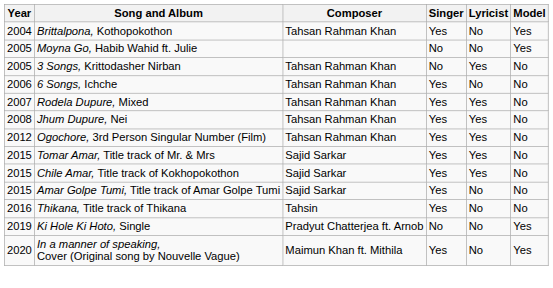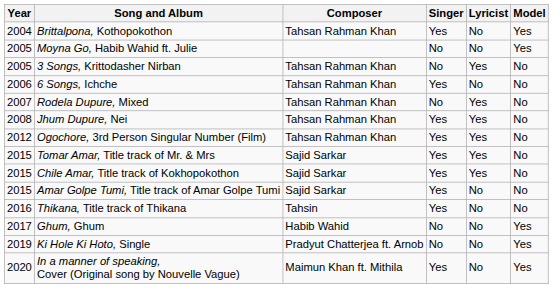(438, 102) Yes -> (436, 102) No
+ row: (71, 226)
